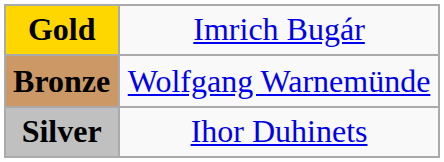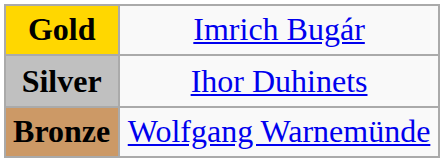rows swapped: (62, 131) <-> (62, 80)
